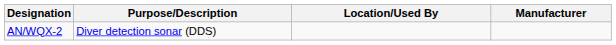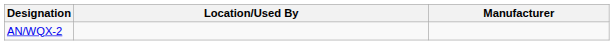- column: (182, 13)
